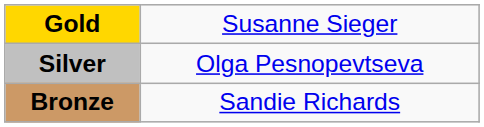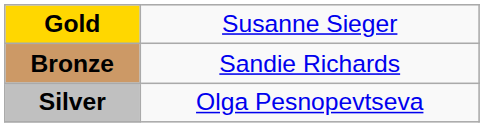rows swapped: (72, 63) <-> (72, 102)
